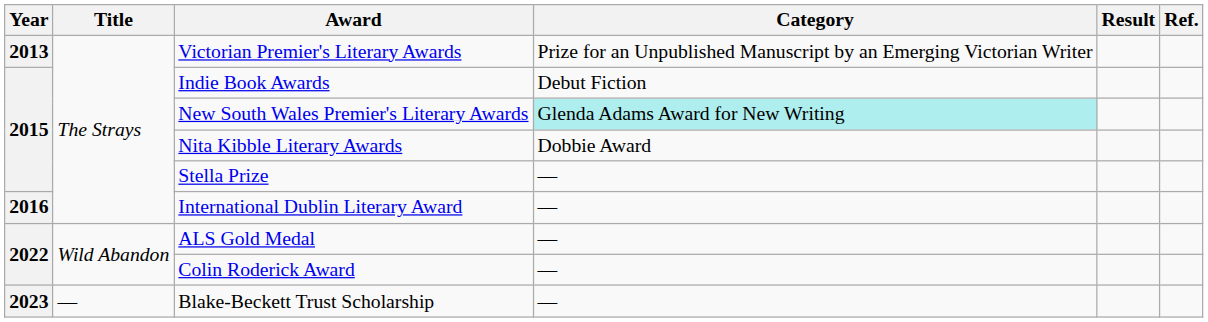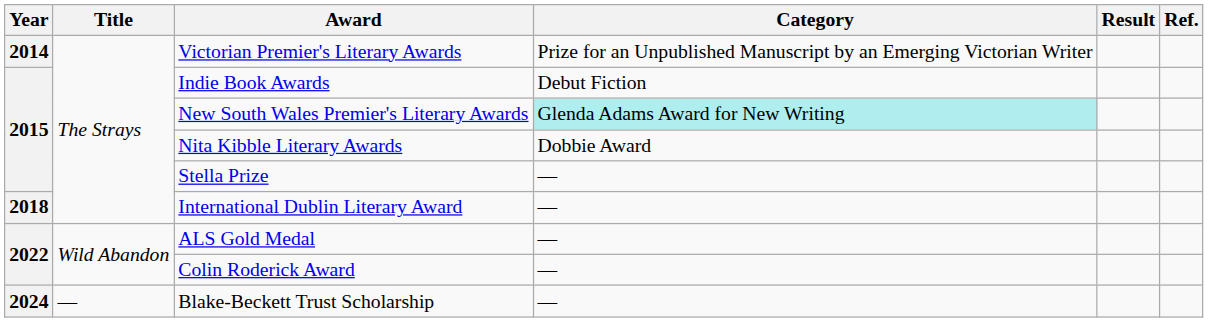(29, 51) 2013 -> (29, 51) 2014
(29, 207) 2016 -> (29, 207) 2018
(29, 301) 2023 -> (29, 301) 2024
